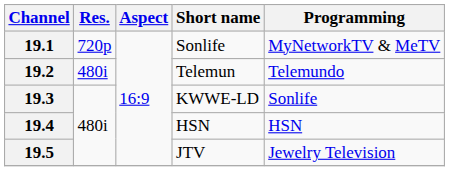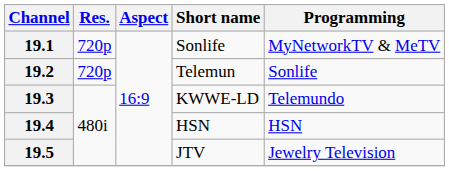(93, 71) 480i -> (94, 71) 720p
(306, 71) Telemundo -> (293, 71) Sonlife
(293, 98) Sonlife -> (306, 98) Telemundo
